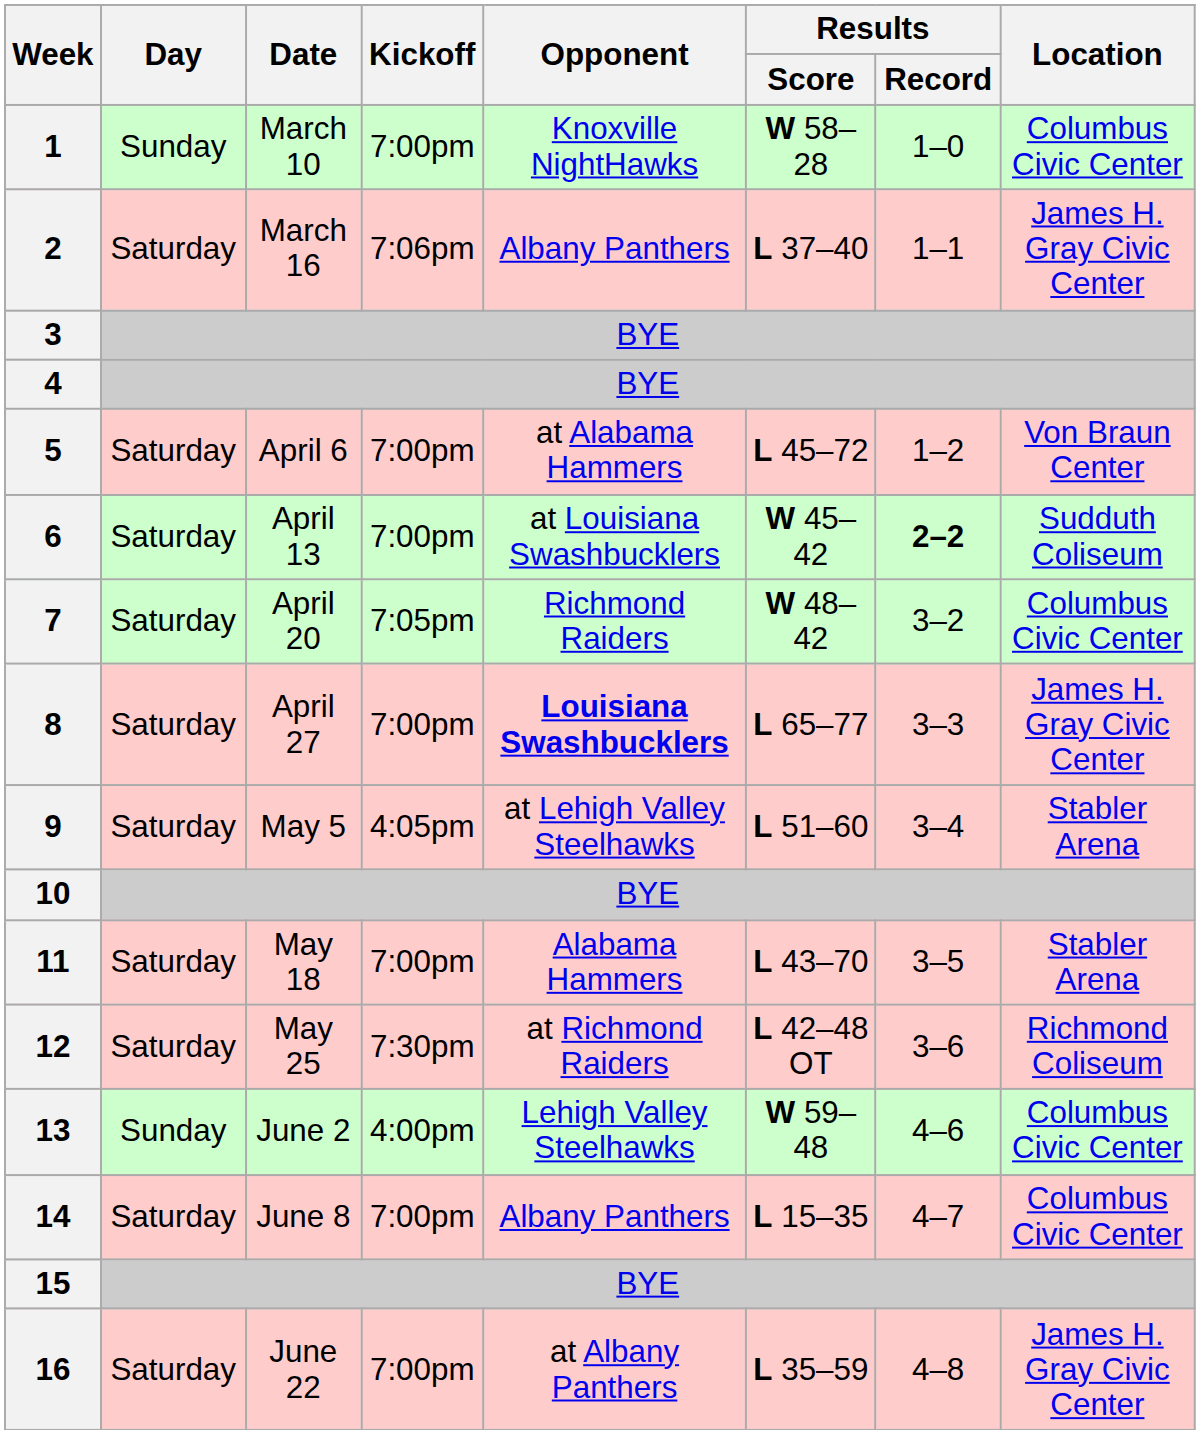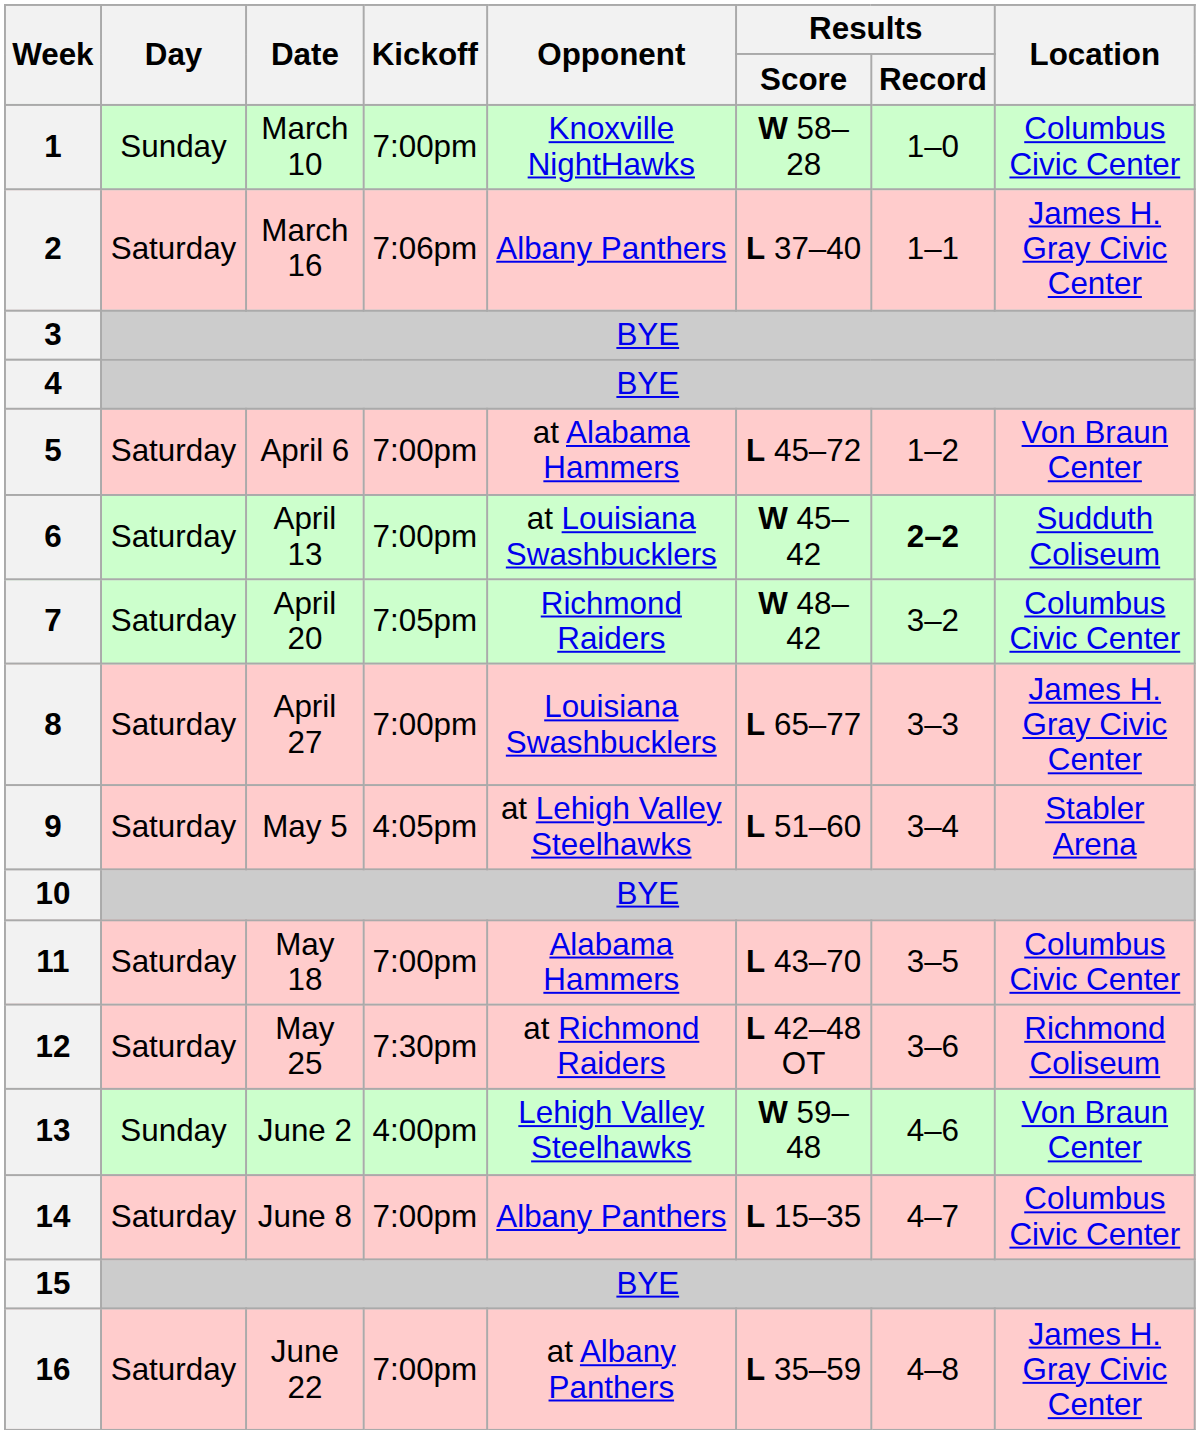(615, 723) bold -> (611, 723) normal
(1097, 961) Stabler Arena -> (1095, 961) Columbus Civic Center
(1097, 1131) Columbus Civic Center -> (1095, 1131) Von Braun Center
